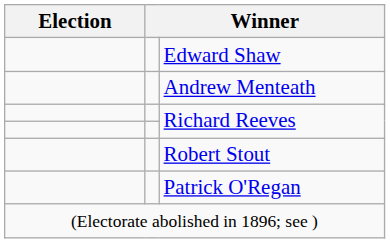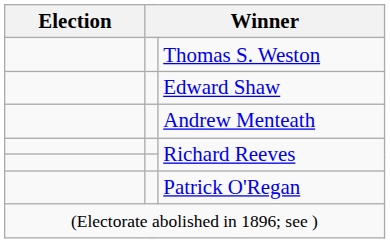+ row: (75, 55)
- row: (75, 154)
